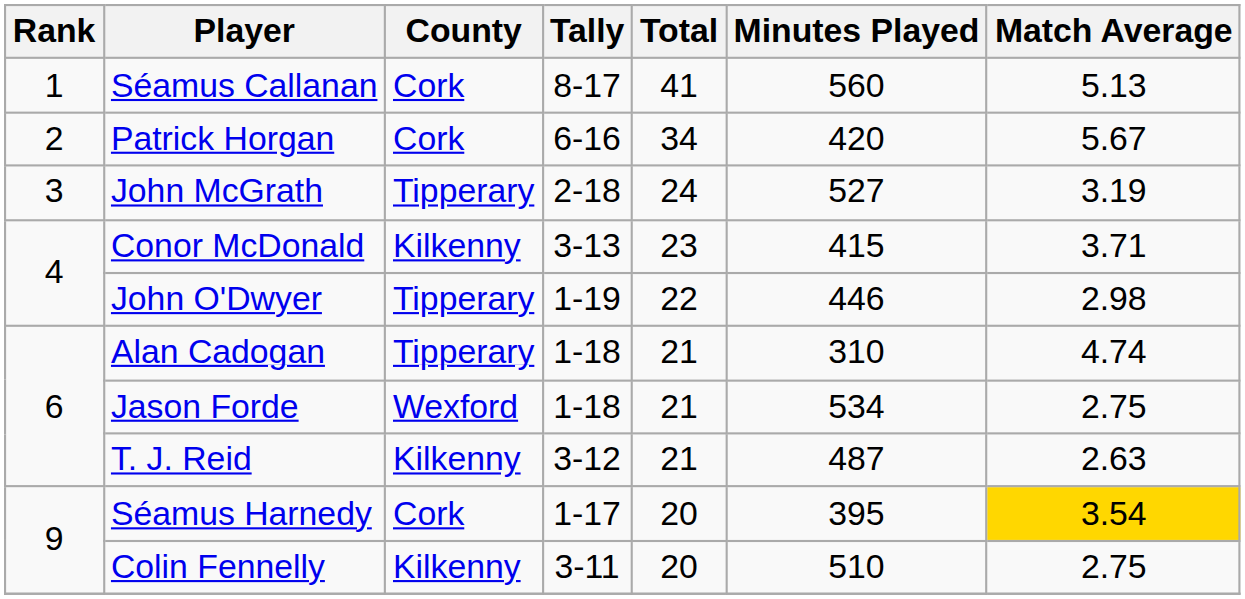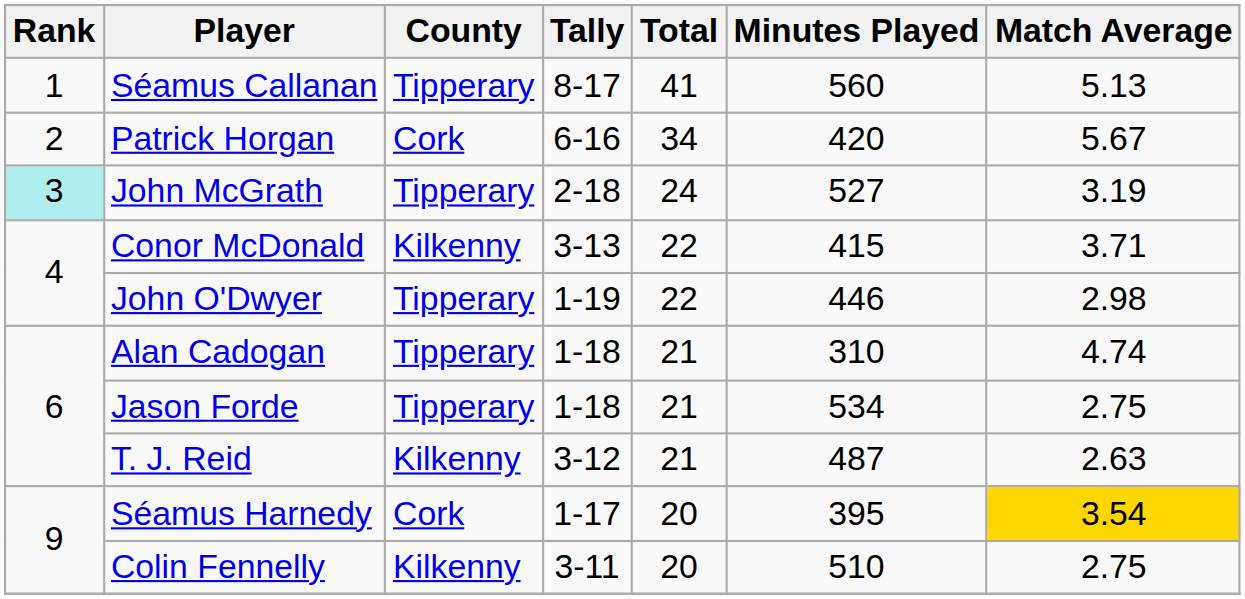(429, 84) Cork -> (464, 84) Tipperary
(54, 191) no background -> (54, 191) paleturquoise background
(679, 245) 23 -> (679, 245) 22
(456, 406) Wexford -> (464, 406) Tipperary
